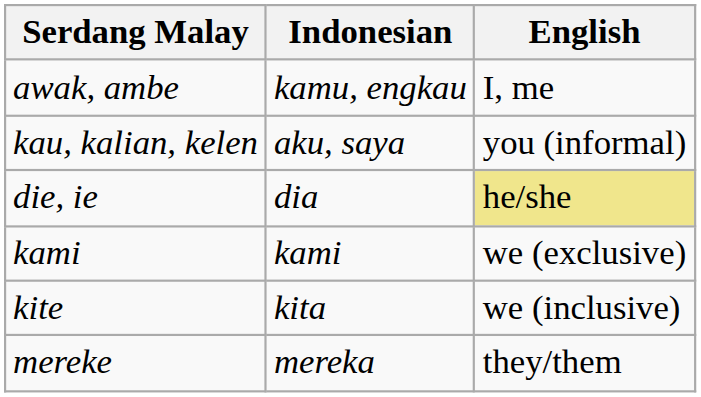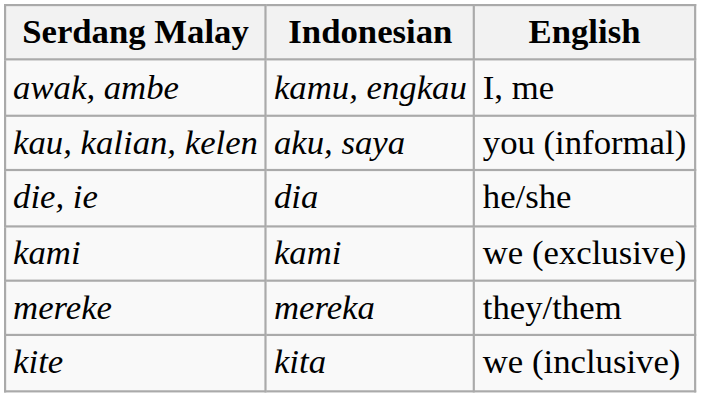(527, 197) khaki background -> (527, 197) no background
rows swapped: (38, 307) <-> (63, 362)
